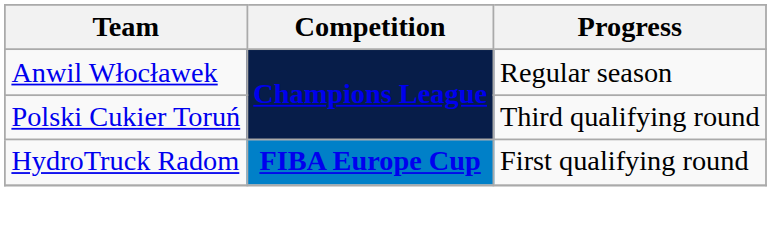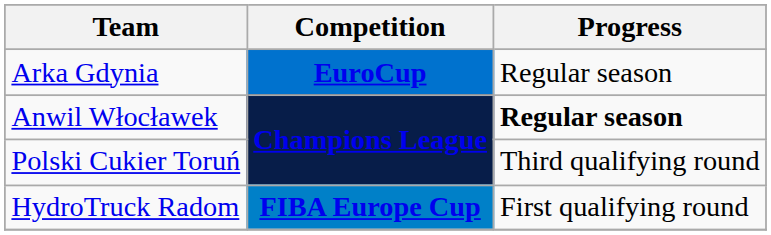+ row: (85, 71)
(586, 71) normal -> (591, 116) bold
